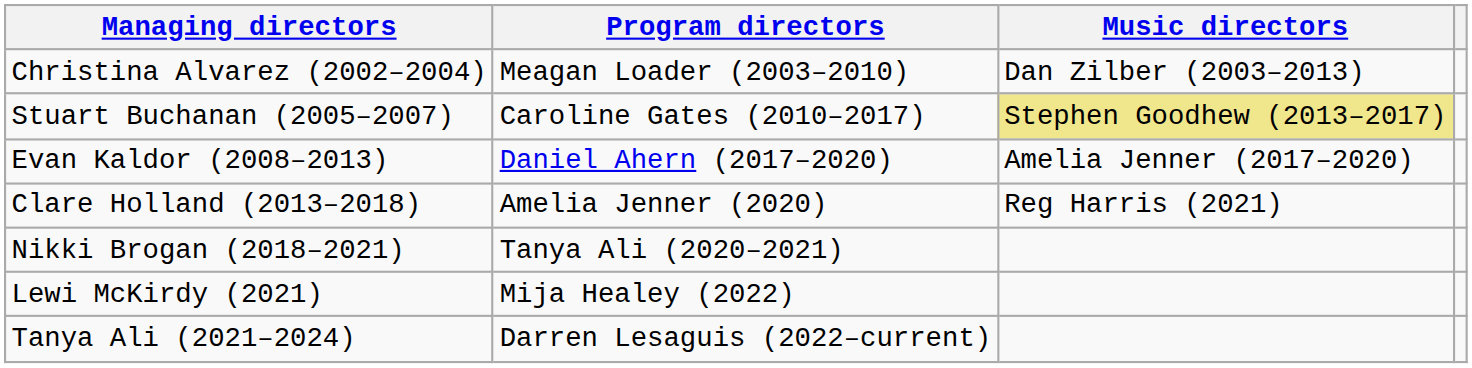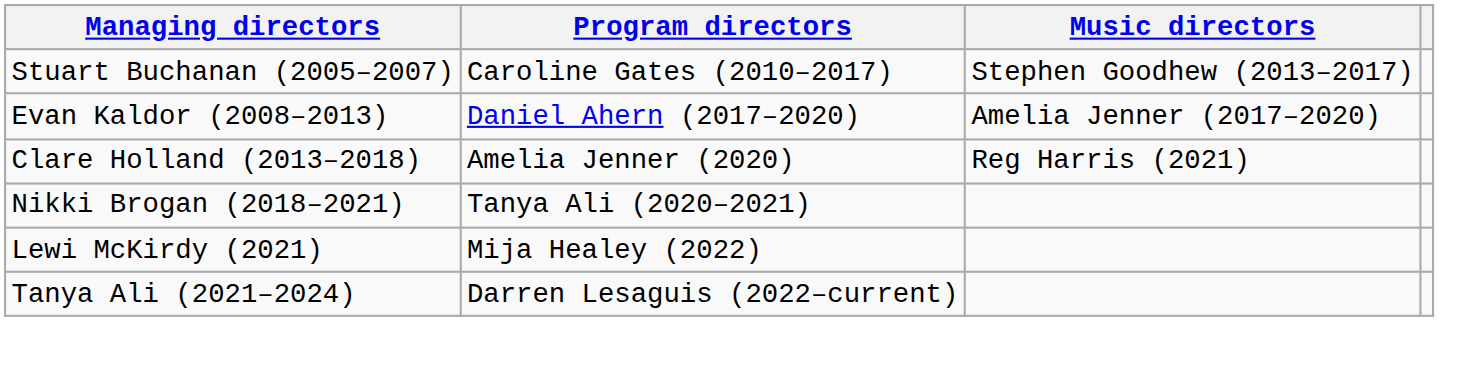- row: (249, 72)
(1225, 116) khaki background -> (1193, 72) no background
